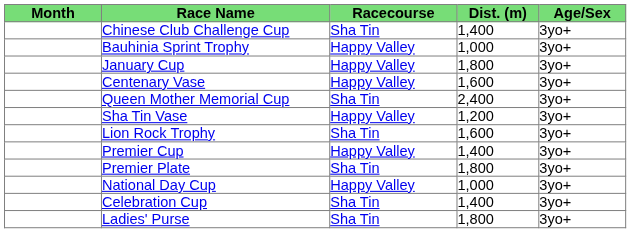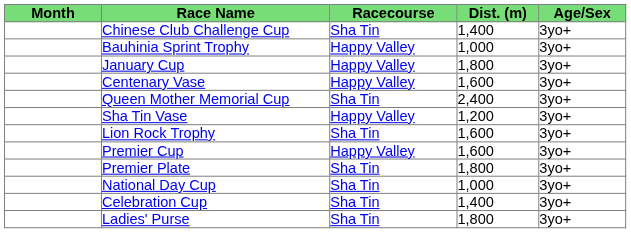(476, 150) 1,400 -> (476, 150) 1,600
(373, 185) Happy Valley -> (355, 185) Sha Tin
